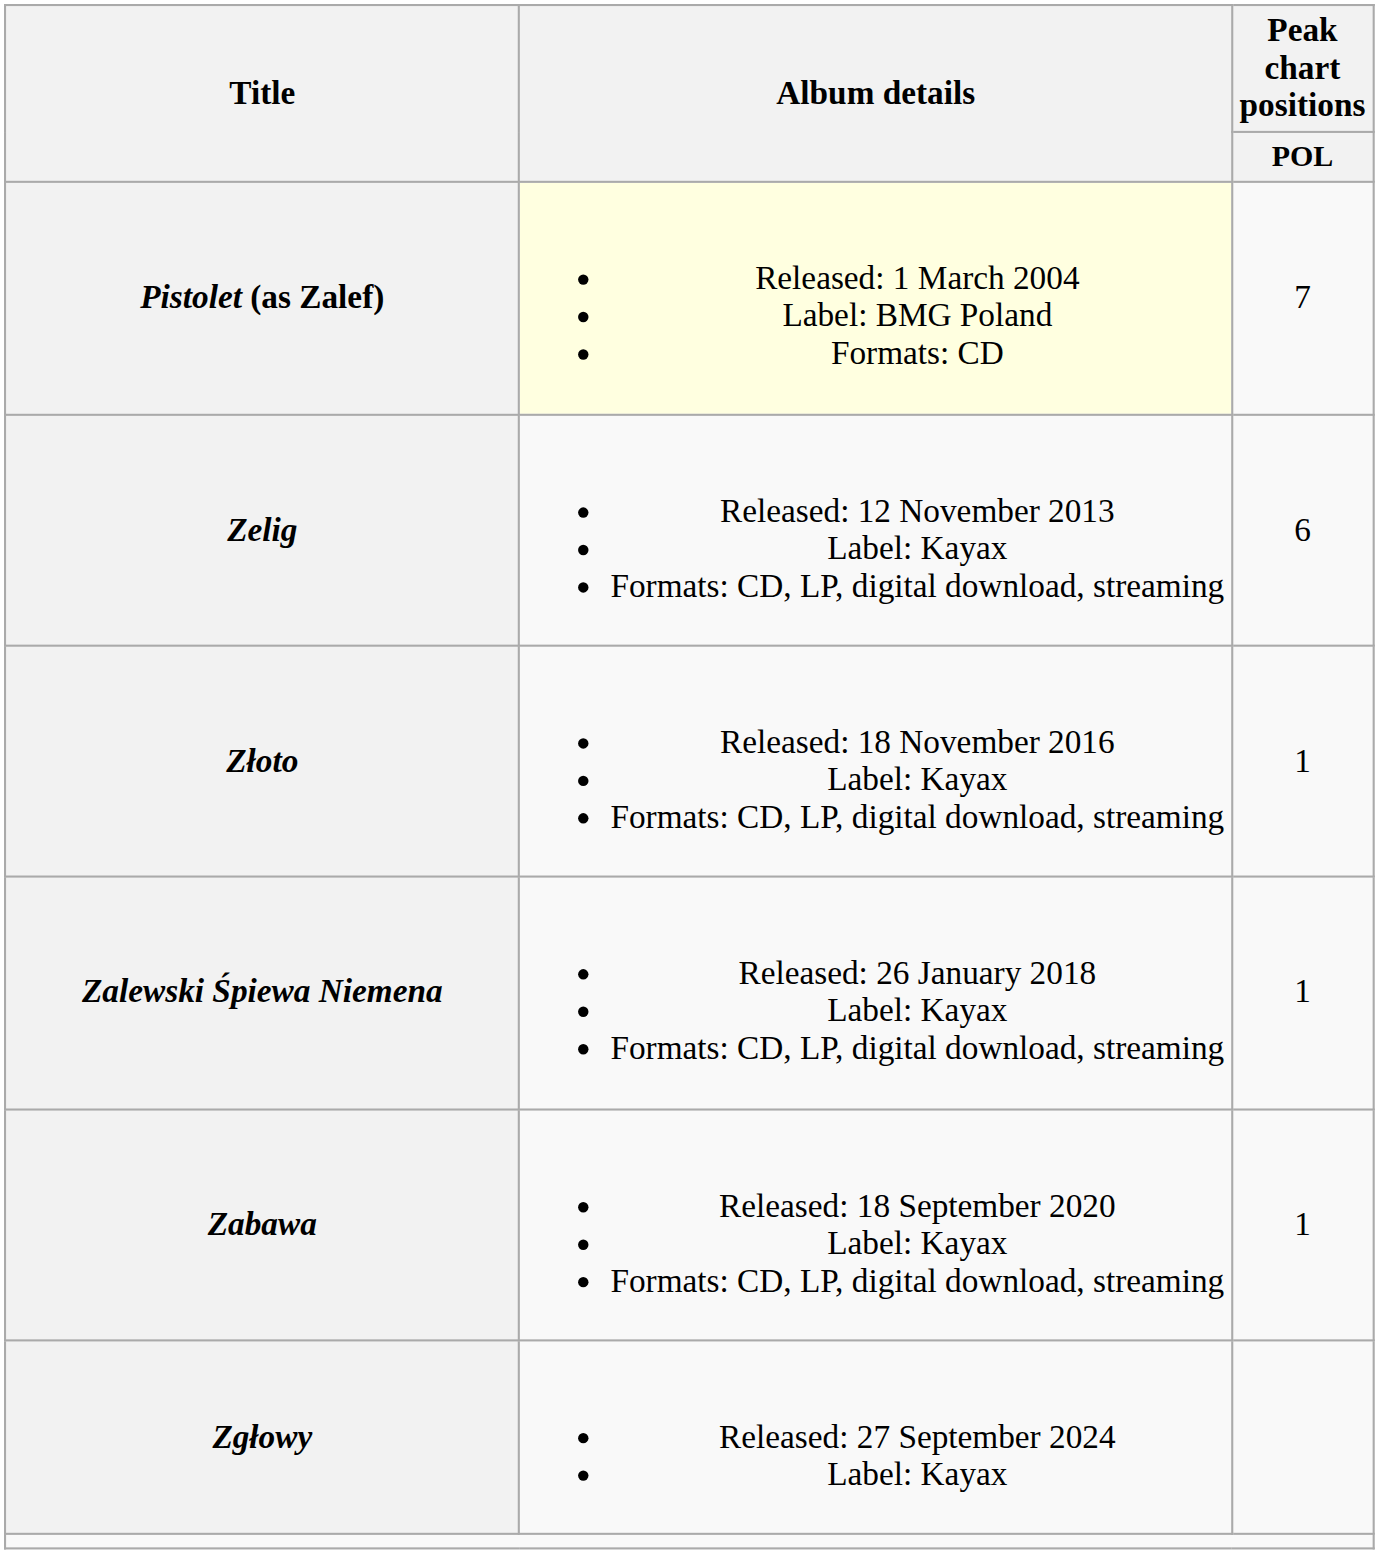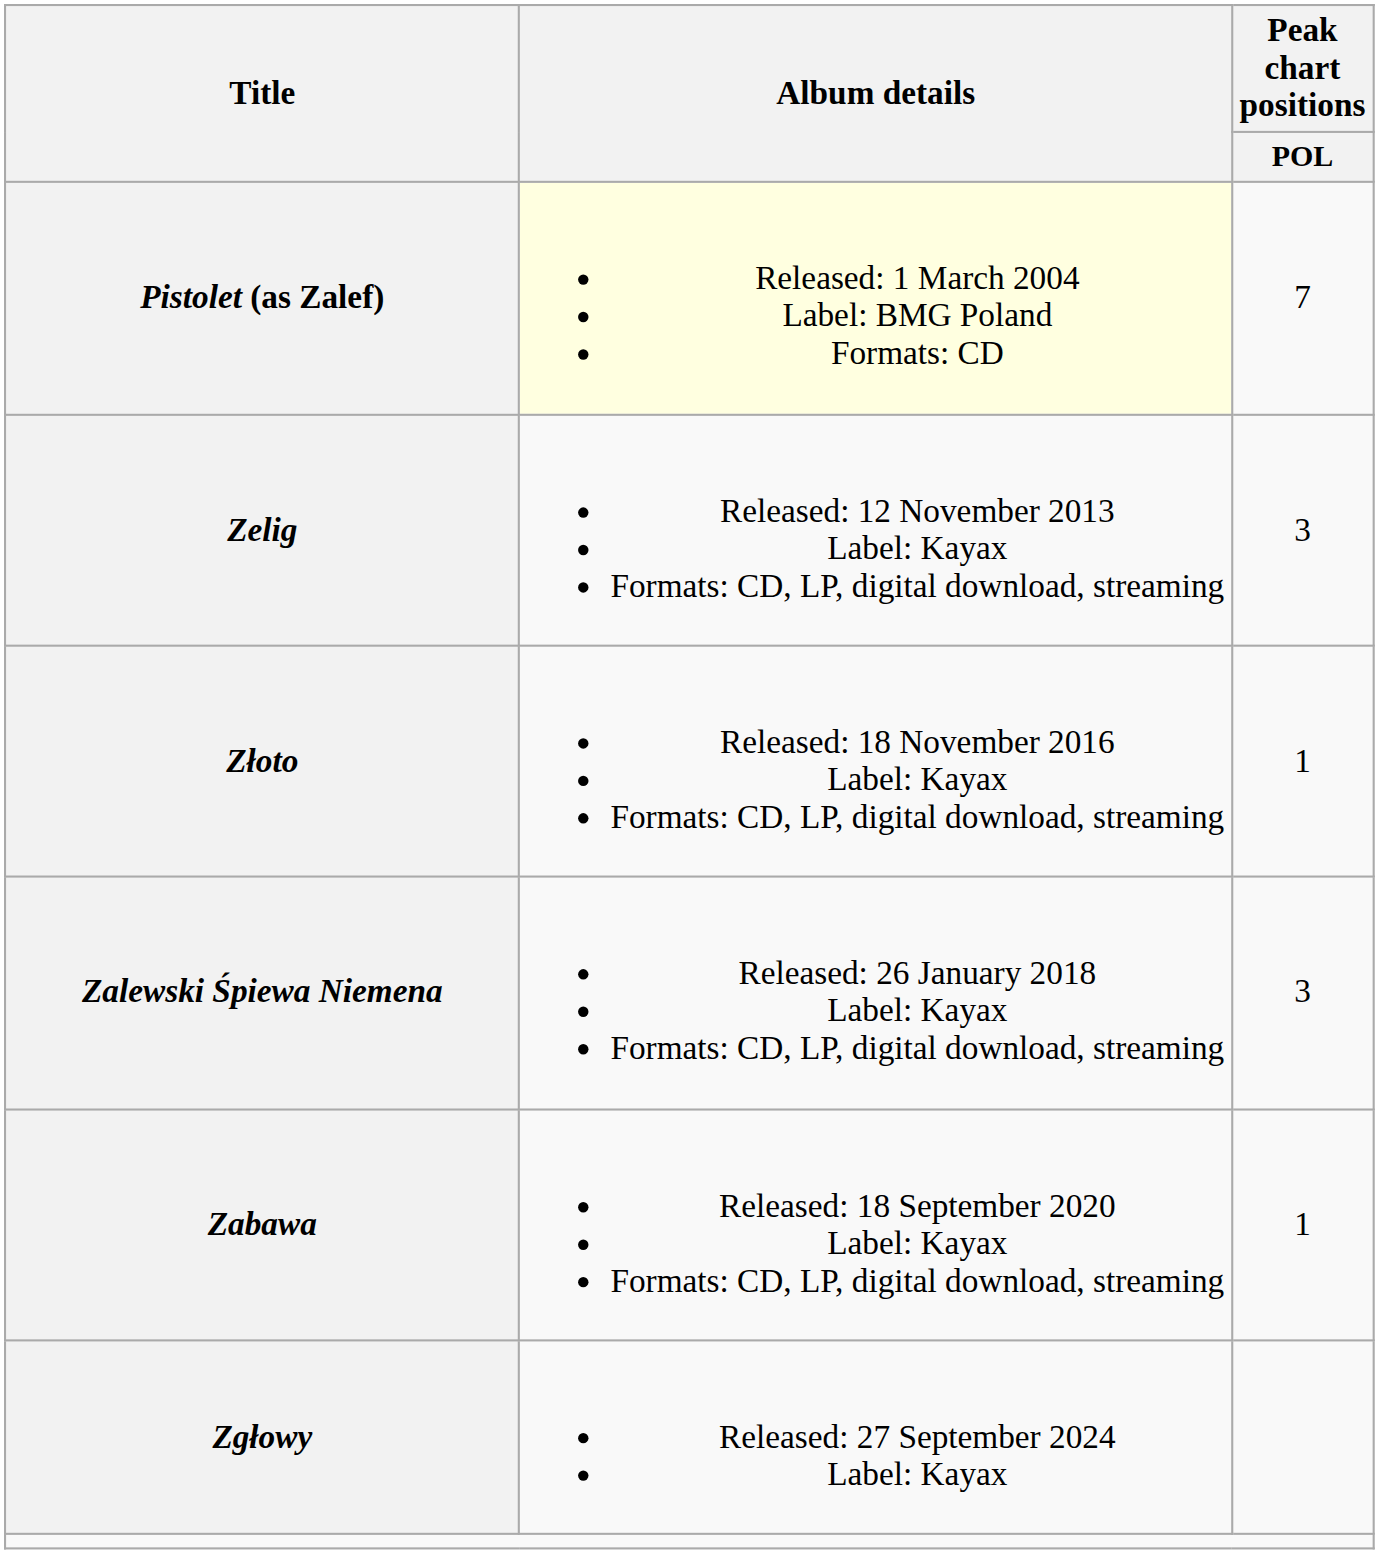(1302, 529) 6 -> (1302, 529) 3
(1302, 992) 1 -> (1302, 992) 3
